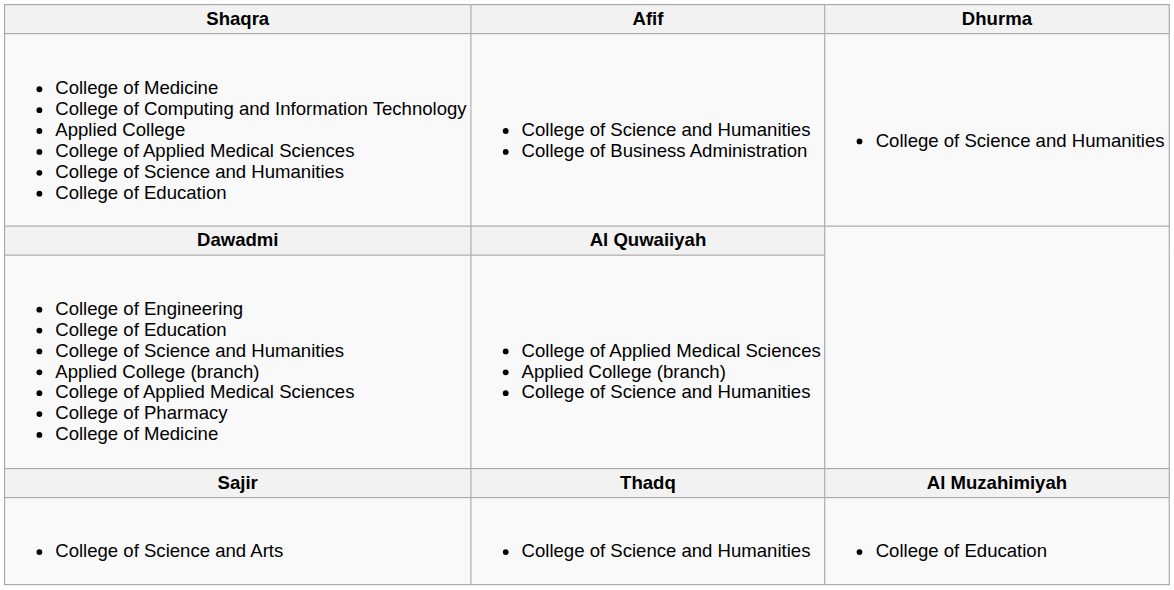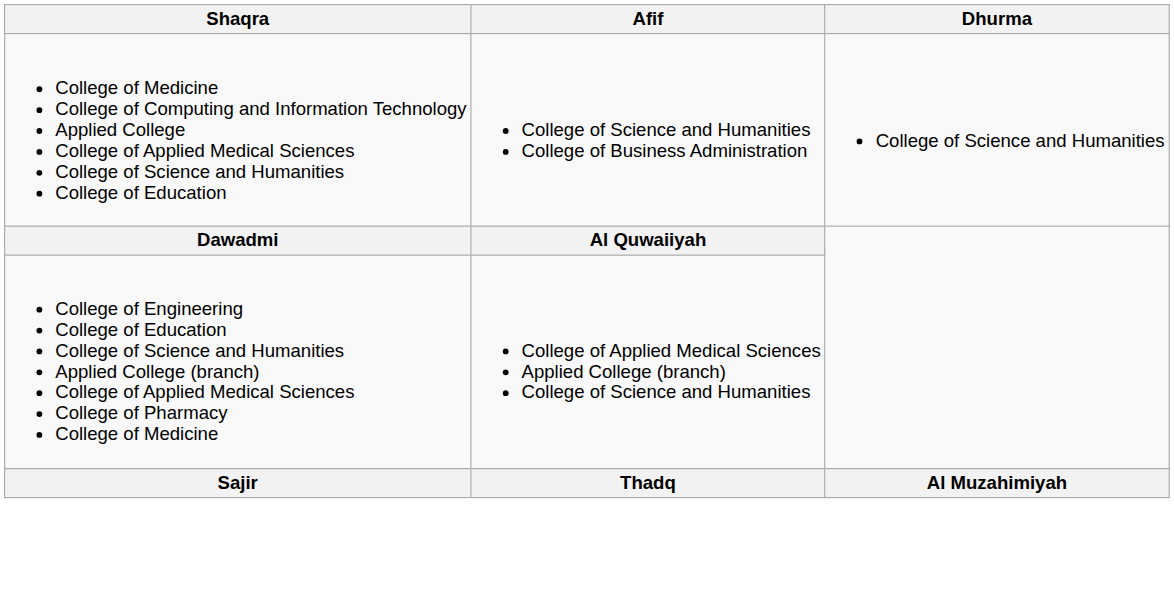- row: (238, 552)
